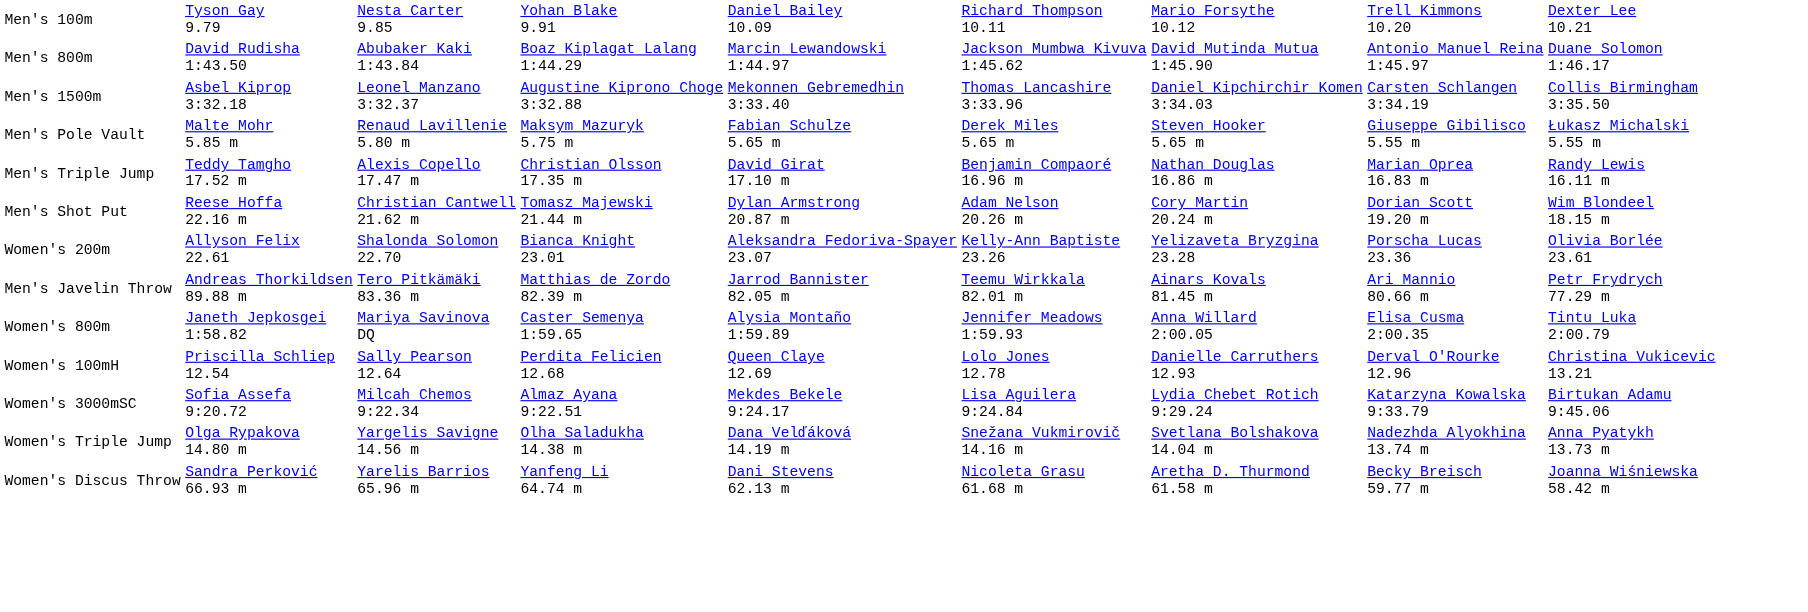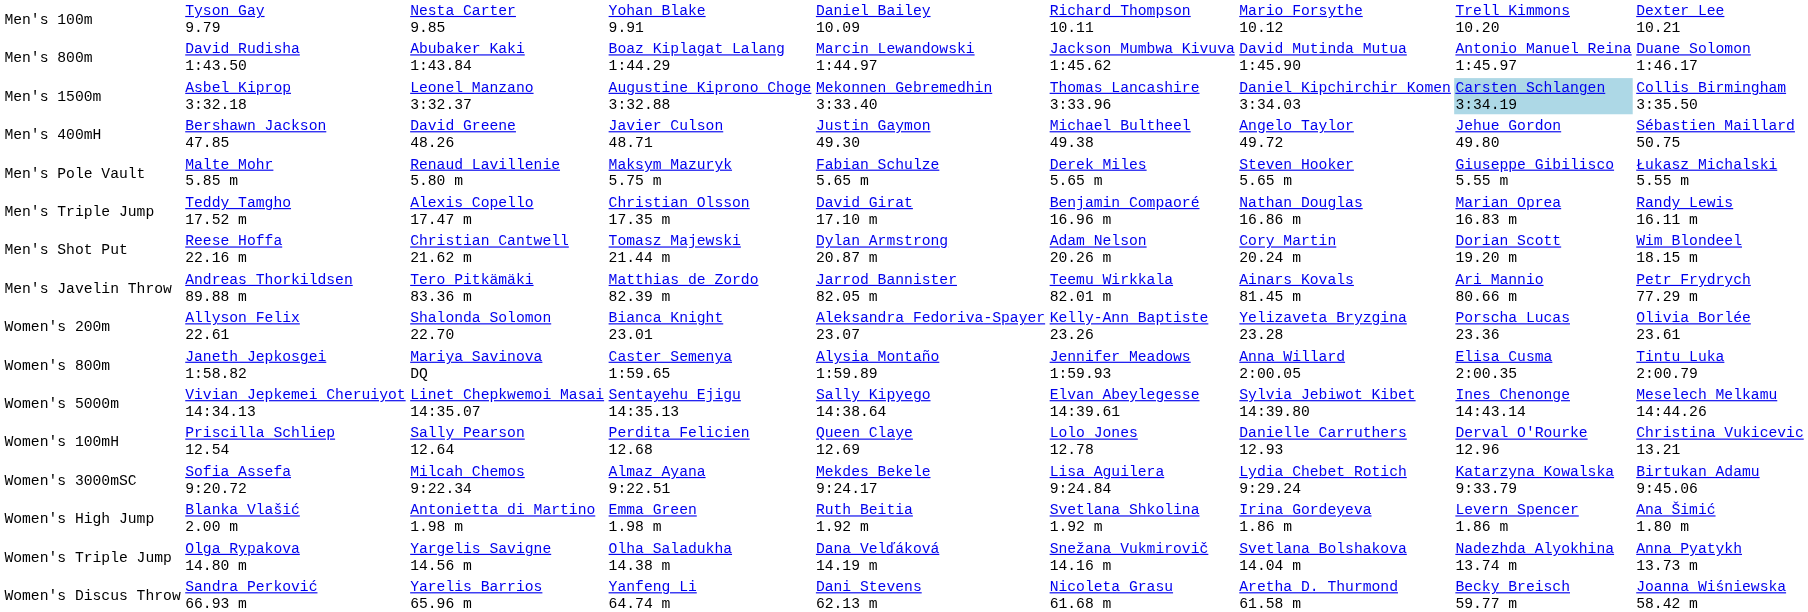(1442, 96) no background -> (1530, 96) lightblue background
+ row: (53, 135)
rows swapped: (88, 288) <-> (57, 250)
+ row: (62, 404)
+ row: (79, 519)
